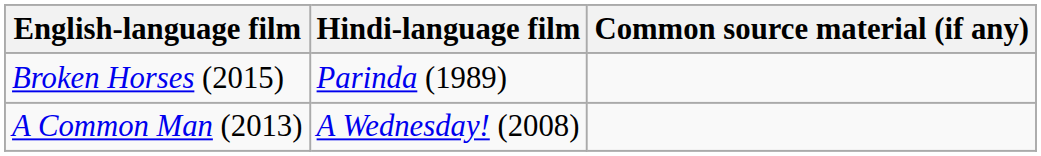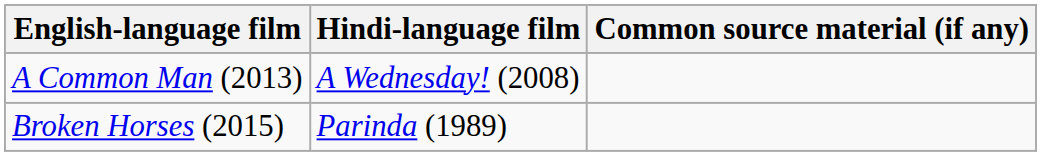rows swapped: (157, 126) <-> (148, 77)
